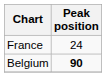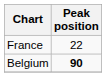(76, 44) 24 -> (76, 44) 22
